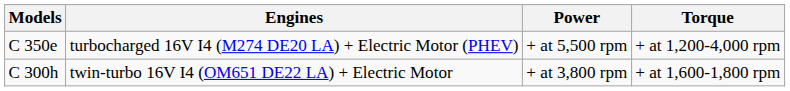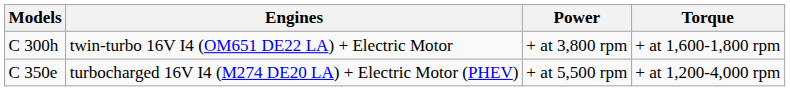rows swapped: (33, 72) <-> (33, 45)
